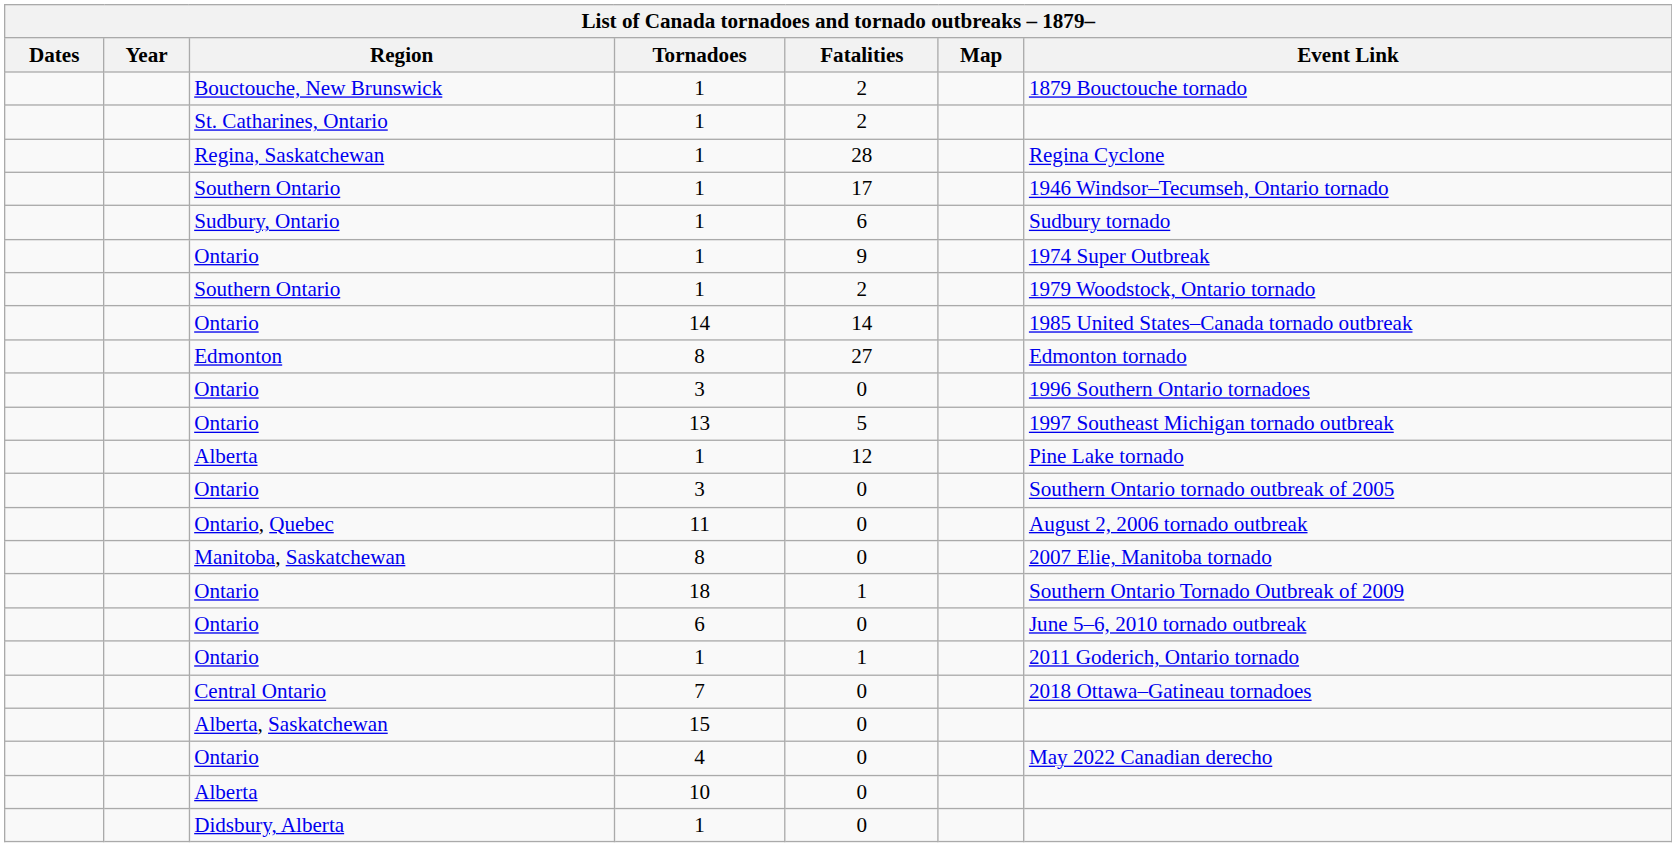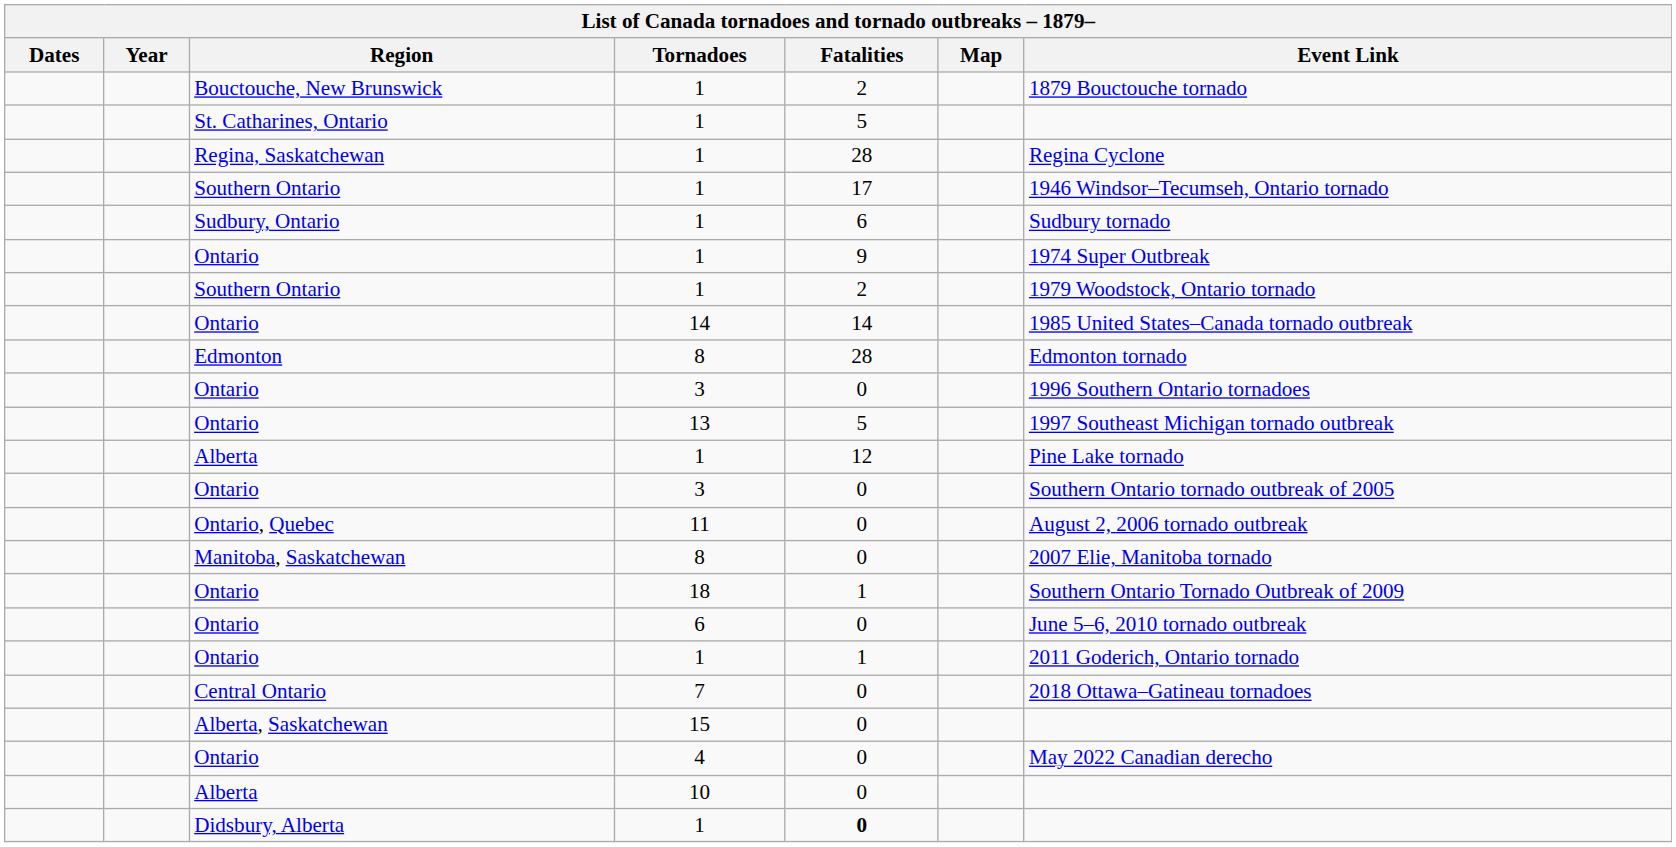(862, 121) 2 -> (862, 121) 5
(862, 356) 27 -> (862, 356) 28
(862, 825) normal -> (862, 825) bold
